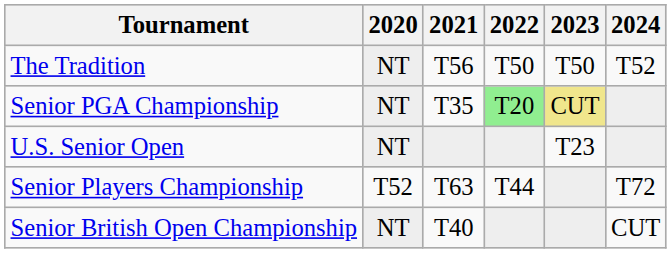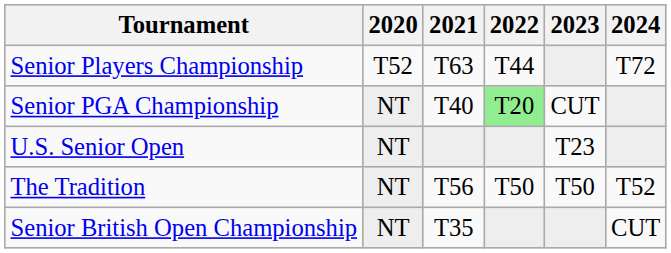rows swapped: (78, 65) <-> (157, 187)
(454, 106) T35 -> (454, 106) T40
(575, 106) khaki background -> (575, 106) no background
(454, 227) T40 -> (454, 227) T35
